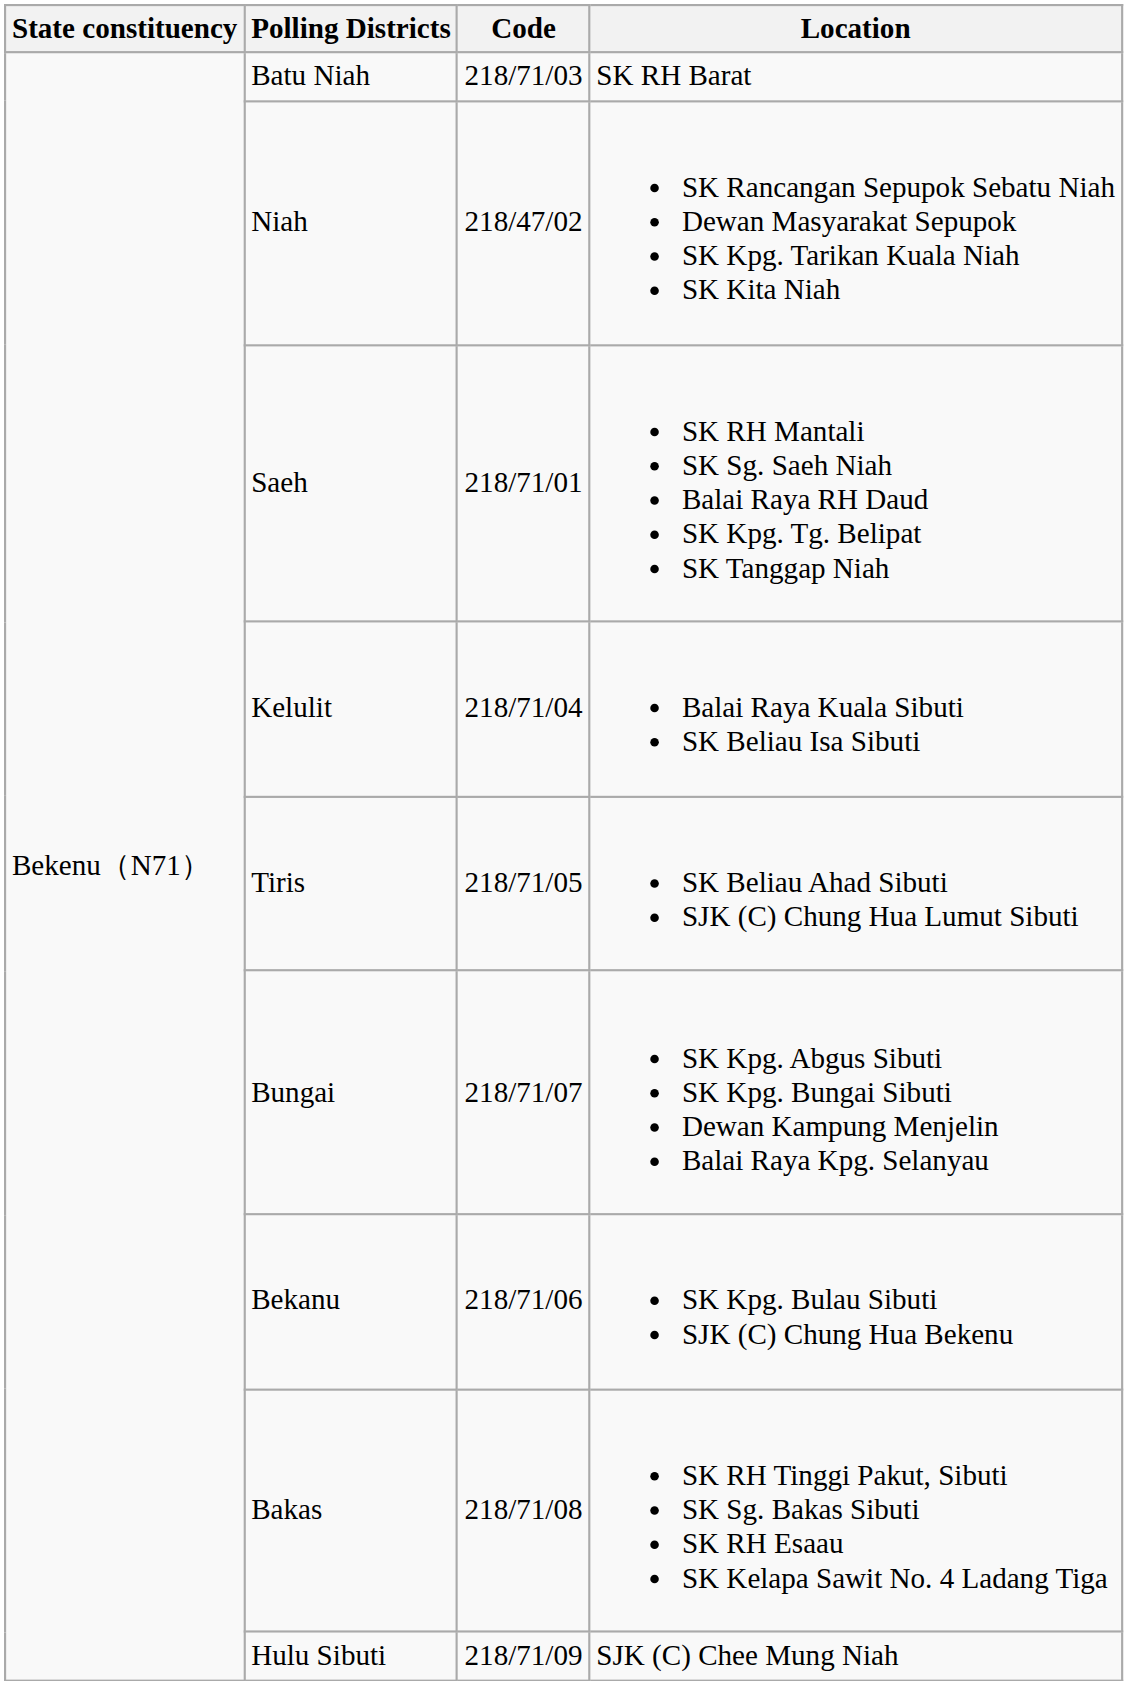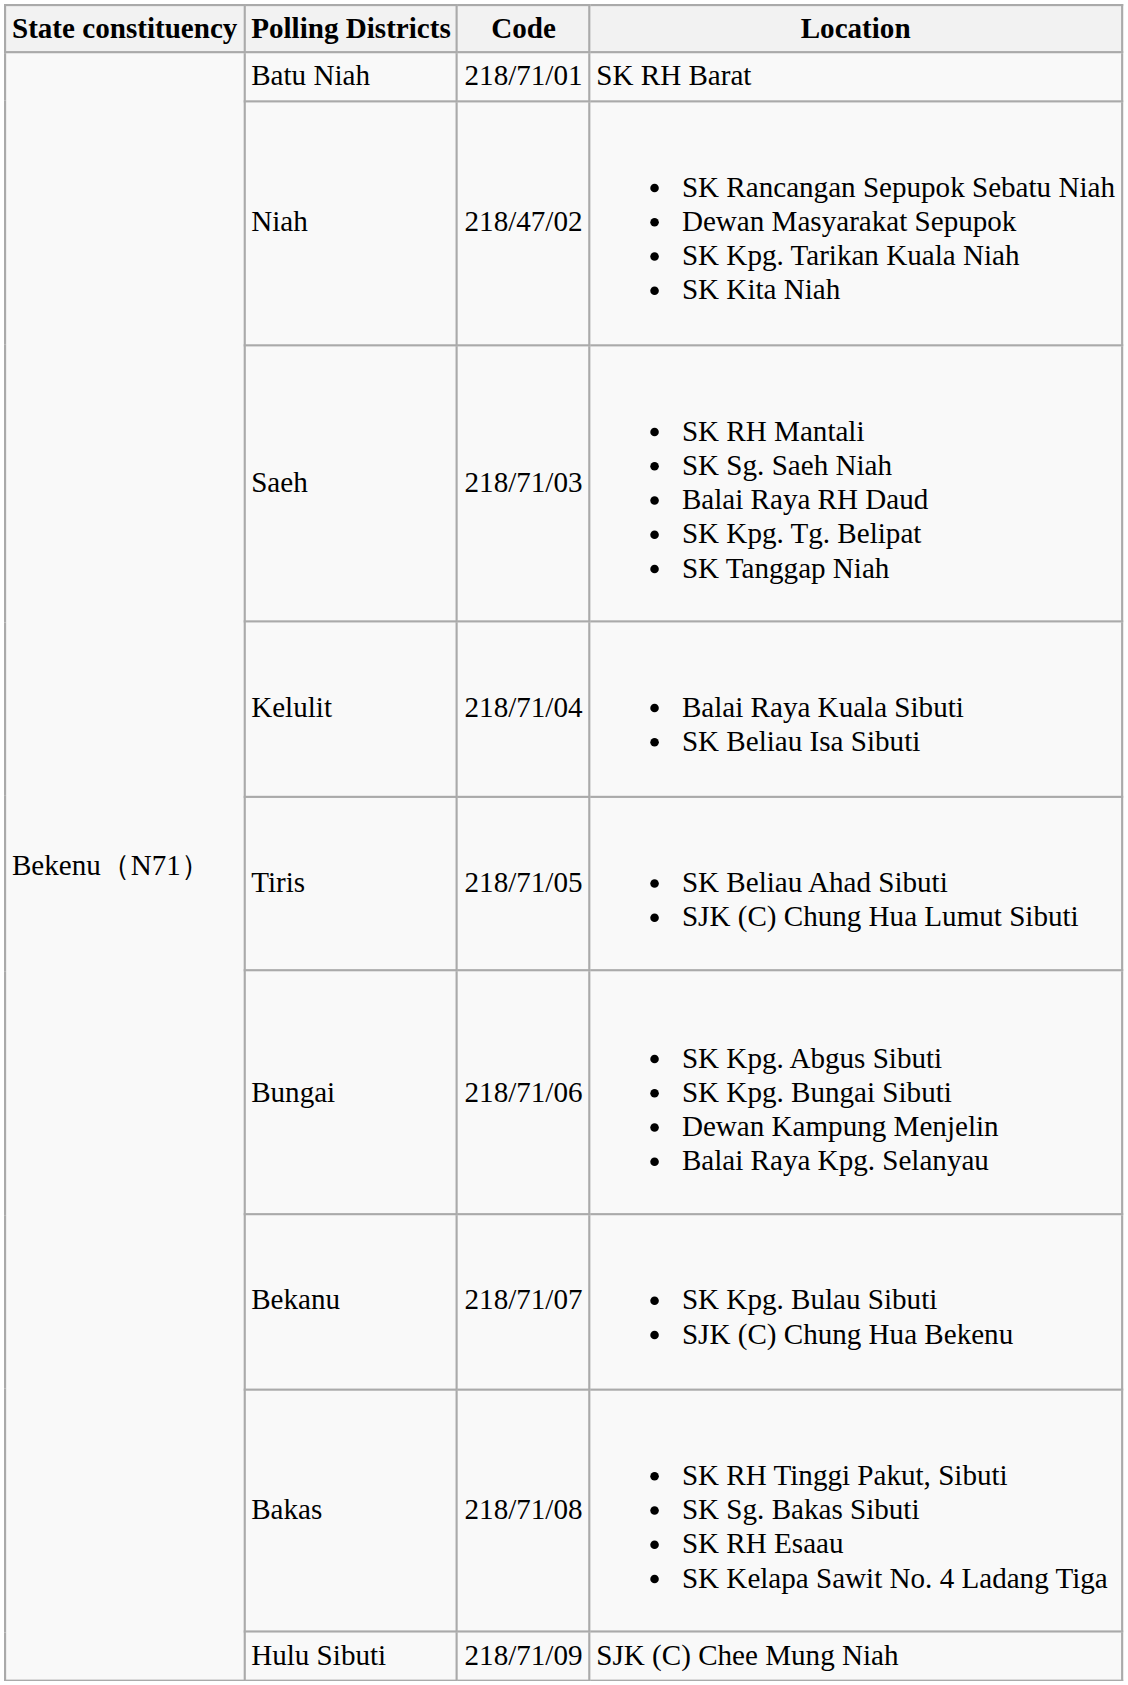(524, 76) 218/71/03 -> (524, 76) 218/71/01
(524, 481) 218/71/01 -> (524, 481) 218/71/03
(524, 1091) 218/71/07 -> (524, 1091) 218/71/06
(524, 1300) 218/71/06 -> (524, 1300) 218/71/07
